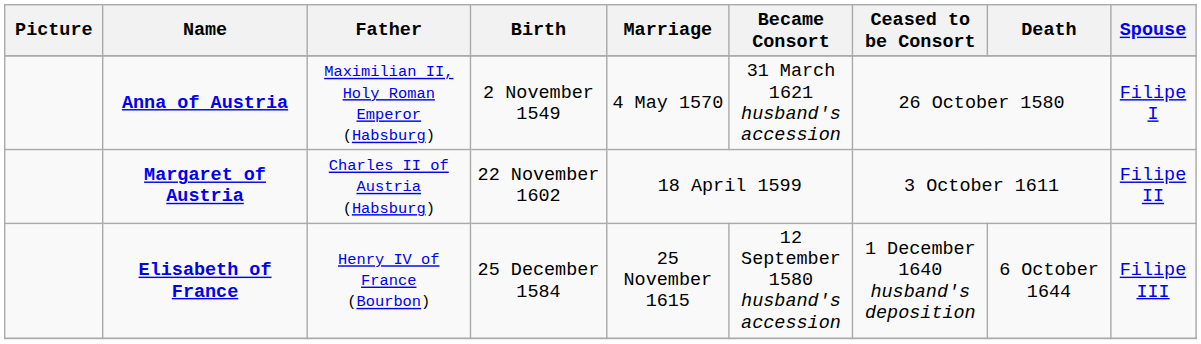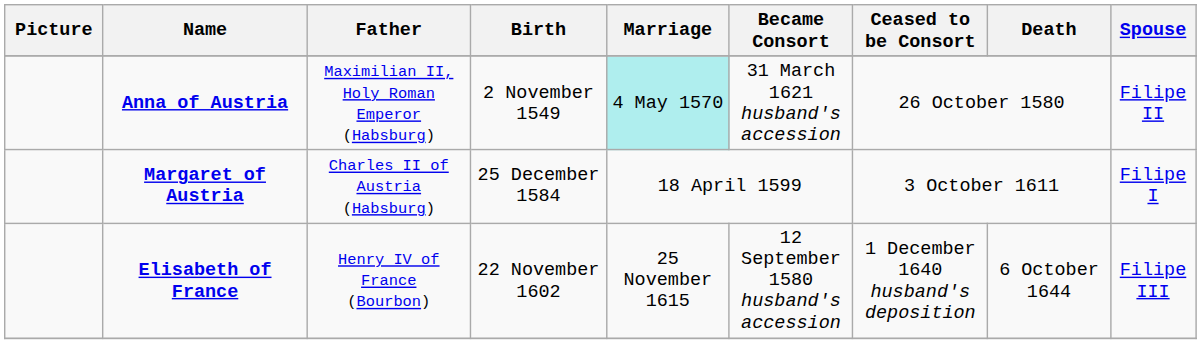(668, 103) no background -> (668, 103) paleturquoise background
(1153, 103) Filipe I -> (1153, 103) Filipe II
(539, 186) 22 November 1602 -> (539, 186) 25 December 1584
(1153, 186) Filipe II -> (1153, 186) Filipe I
(539, 280) 25 December 1584 -> (539, 280) 22 November 1602
